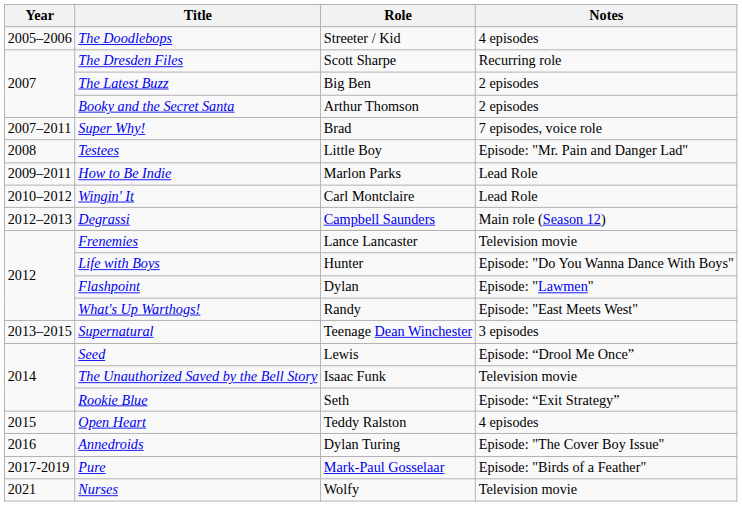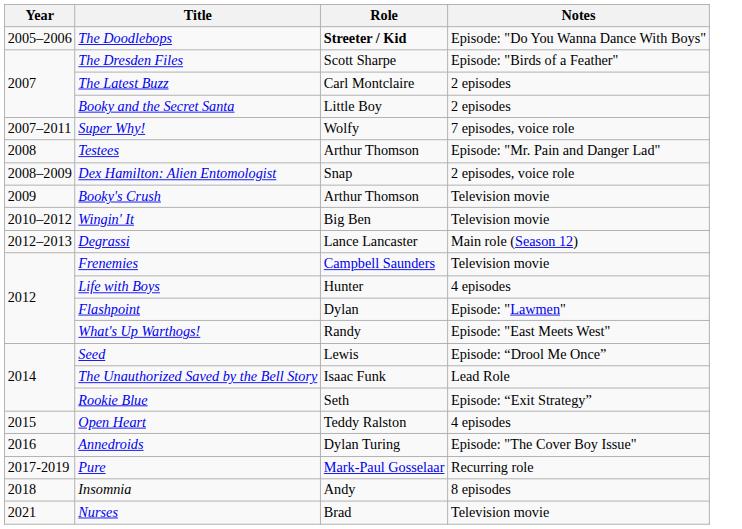(362, 38) normal -> (365, 38) bold
(509, 38) 4 episodes -> (578, 38) Episode: "Do You Wanna Dance With Boys"
(520, 60) Recurring role -> (535, 60) Episode: "Birds of a Feather"
(347, 83) Big Ben -> (369, 83) Carl Montclaire
(371, 106) Arthur Thomson -> (353, 106) Little Boy
(338, 128) Brad -> (341, 128) Wolfy
(353, 151) Little Boy -> (371, 151) Arthur Thomson
+ row: (177, 173)
+ row: (120, 196)
- row: (125, 173)
(369, 196) Carl Montclaire -> (347, 219) Big Ben
(508, 196) Lead Role -> (500, 219) Television movie
(379, 219) Campbell Saunders -> (371, 241) Lance Lancaster
(371, 241) Lance Lancaster -> (379, 264) Campbell Saunders
(606, 264) Episode: "Do You Wanna Dance With Boys" -> (481, 286) 4 episodes
- row: (116, 331)
(528, 377) Television movie -> (480, 377) Lead Role
(562, 467) Episode: "Birds of a Feather" -> (492, 467) Recurring role
+ row: (105, 490)
(341, 490) Wolfy -> (338, 512) Brad
